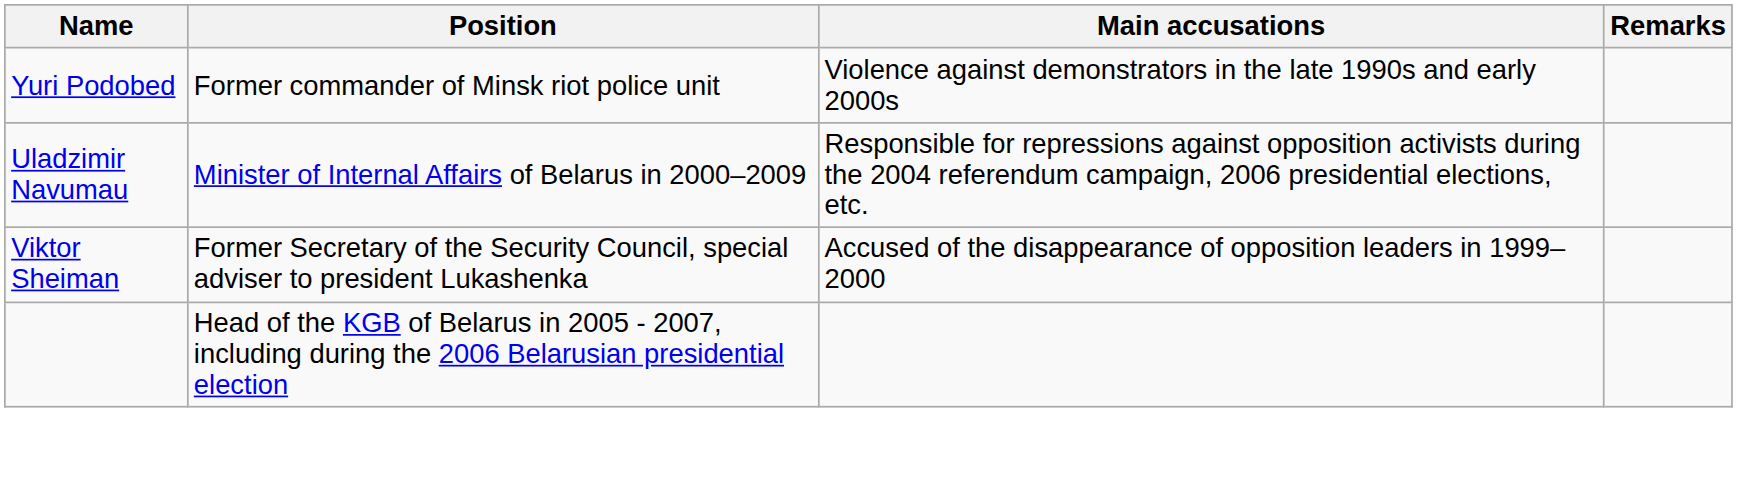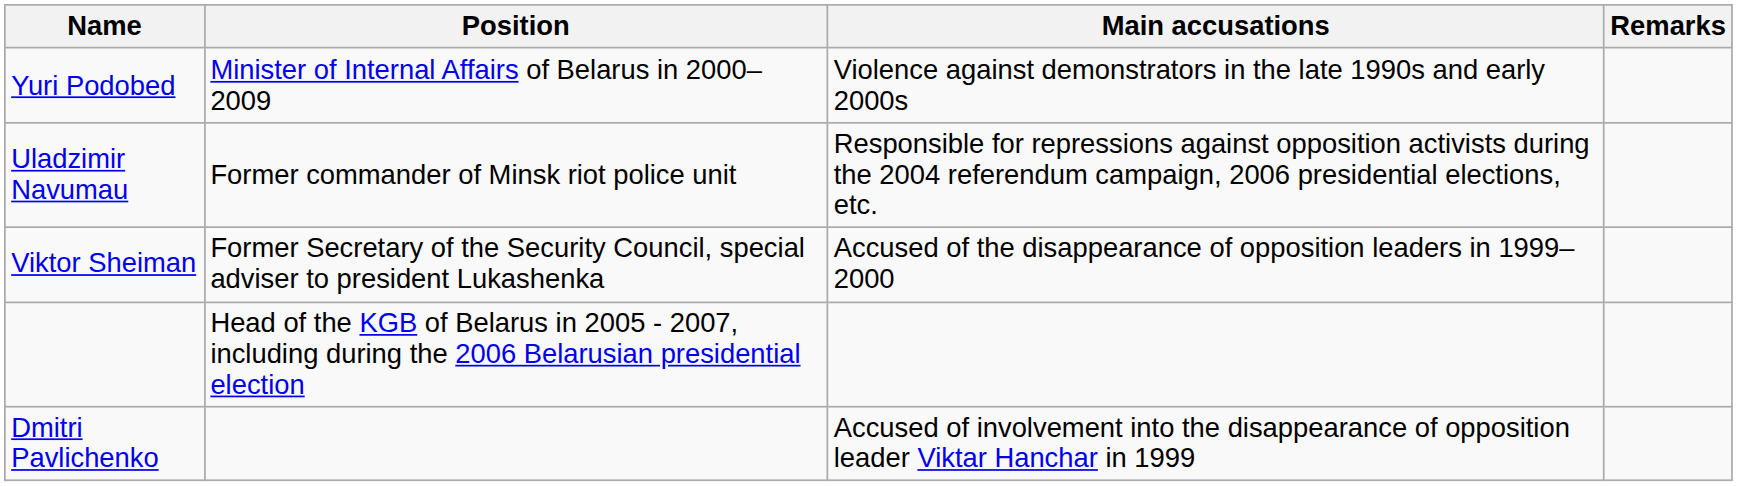(457, 84) Former commander of Minsk riot police unit -> (486, 84) Minister of Internal Affairs of Belarus in 2000–2009
(500, 174) Minister of Internal Affairs of Belarus in 2000–2009 -> (473, 174) Former commander of Minsk riot police unit
+ row: (85, 443)
